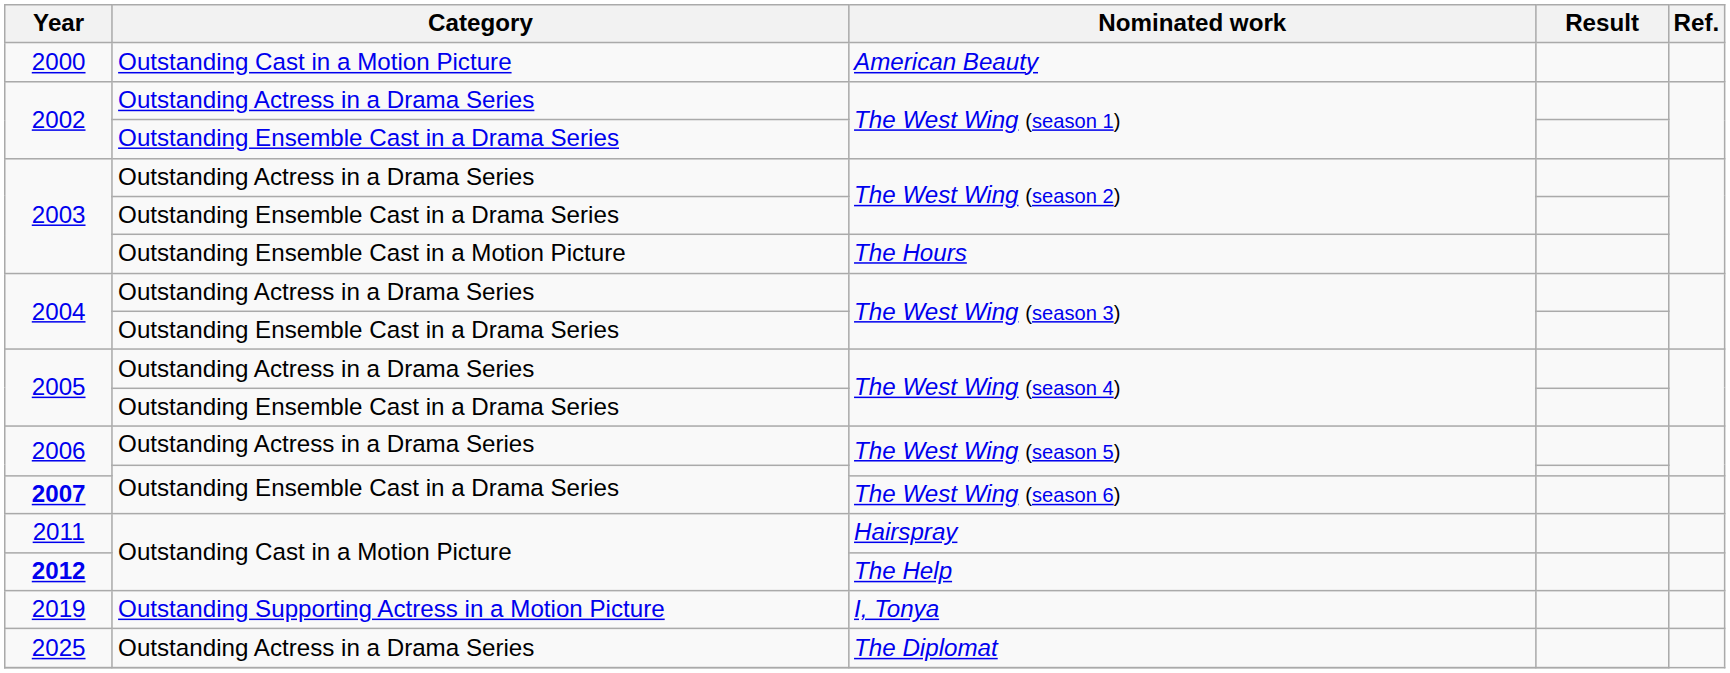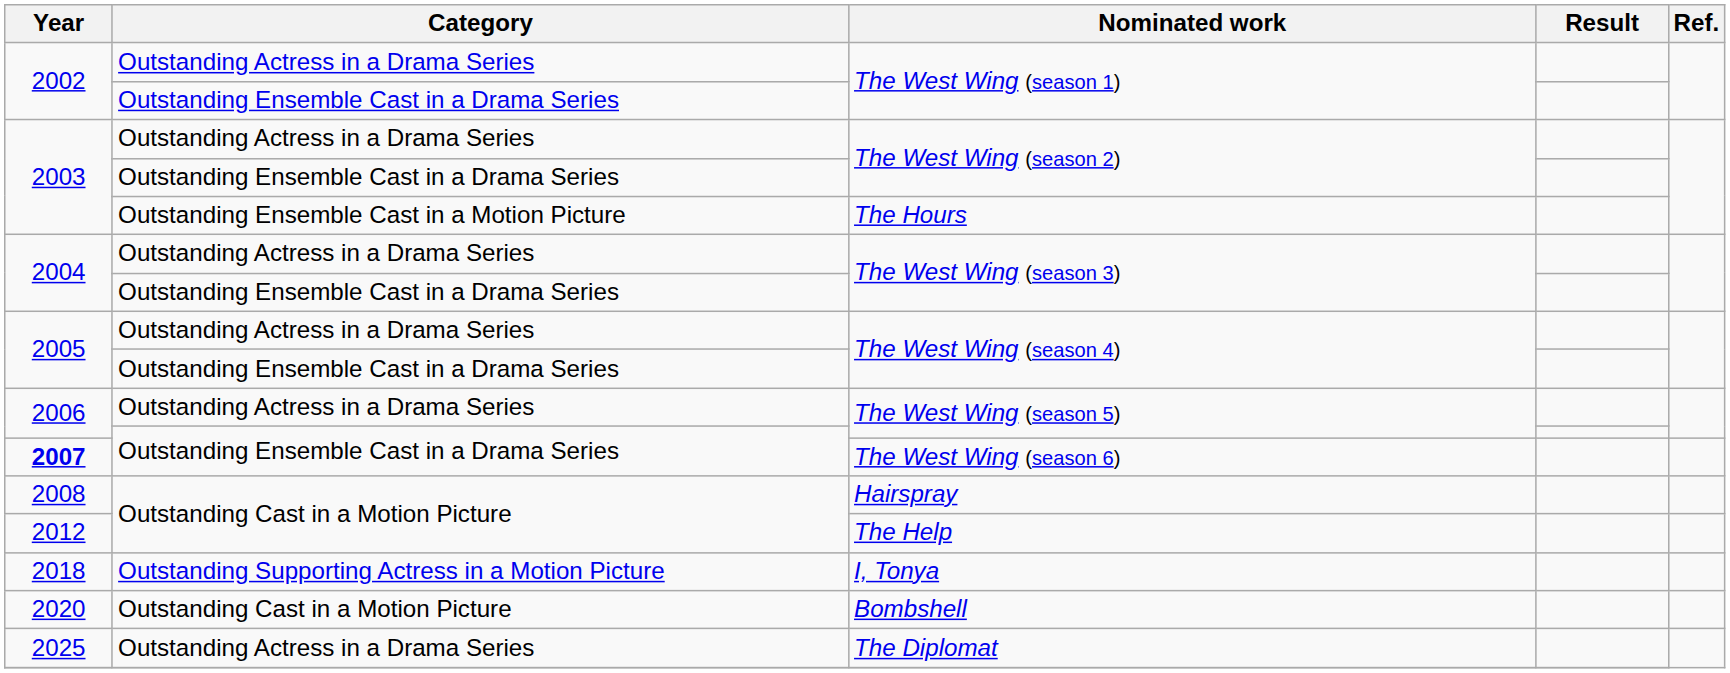- row: (315, 61)
(59, 532) 2011 -> (59, 494) 2008
(59, 571) bold -> (59, 532) normal
(59, 609) 2019 -> (59, 571) 2018
+ row: (315, 609)
